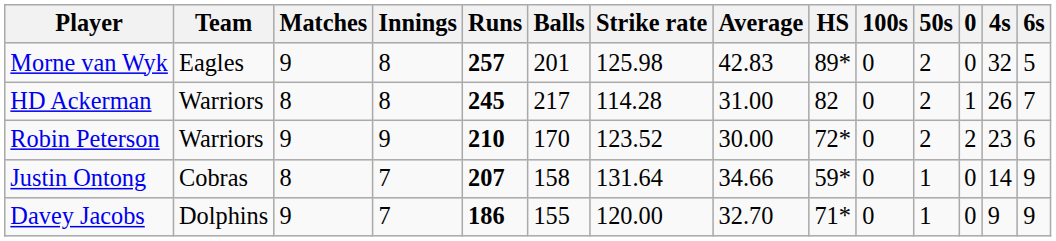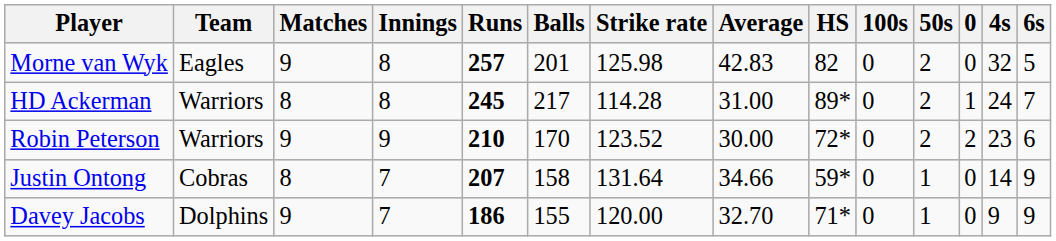(833, 62) 89* -> (827, 62) 82
(827, 100) 82 -> (833, 100) 89*
(1000, 100) 26 -> (1000, 100) 24
